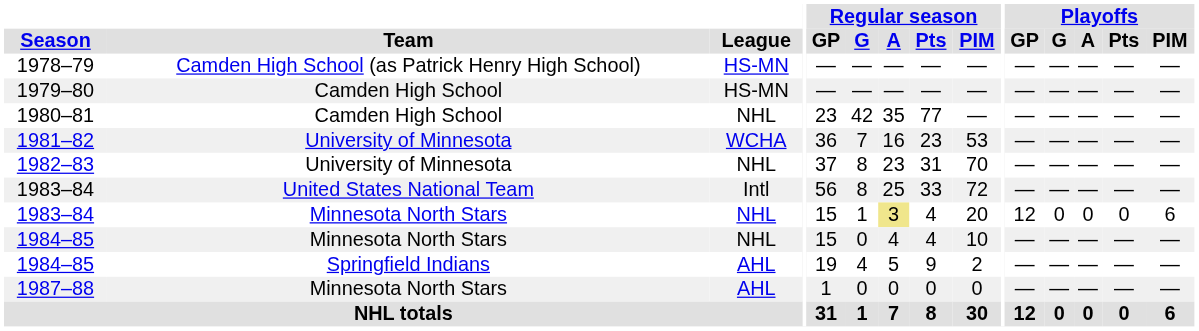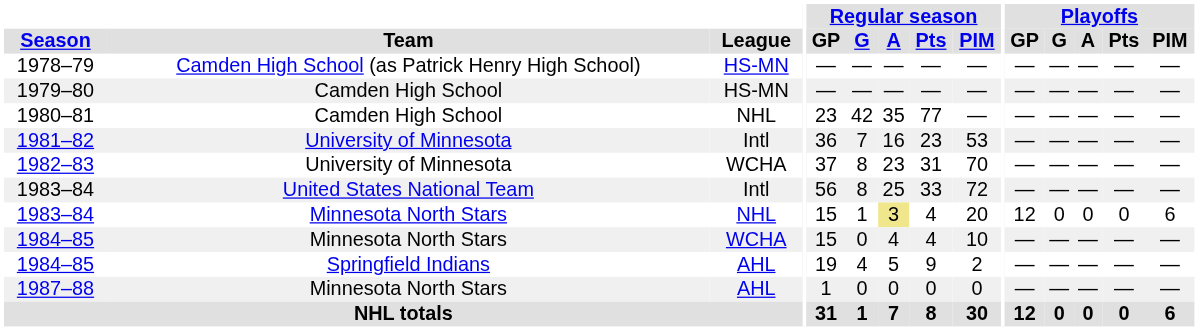(756, 140) WCHA -> (756, 140) Intl
(756, 165) NHL -> (756, 165) WCHA
(756, 239) NHL -> (756, 239) WCHA
